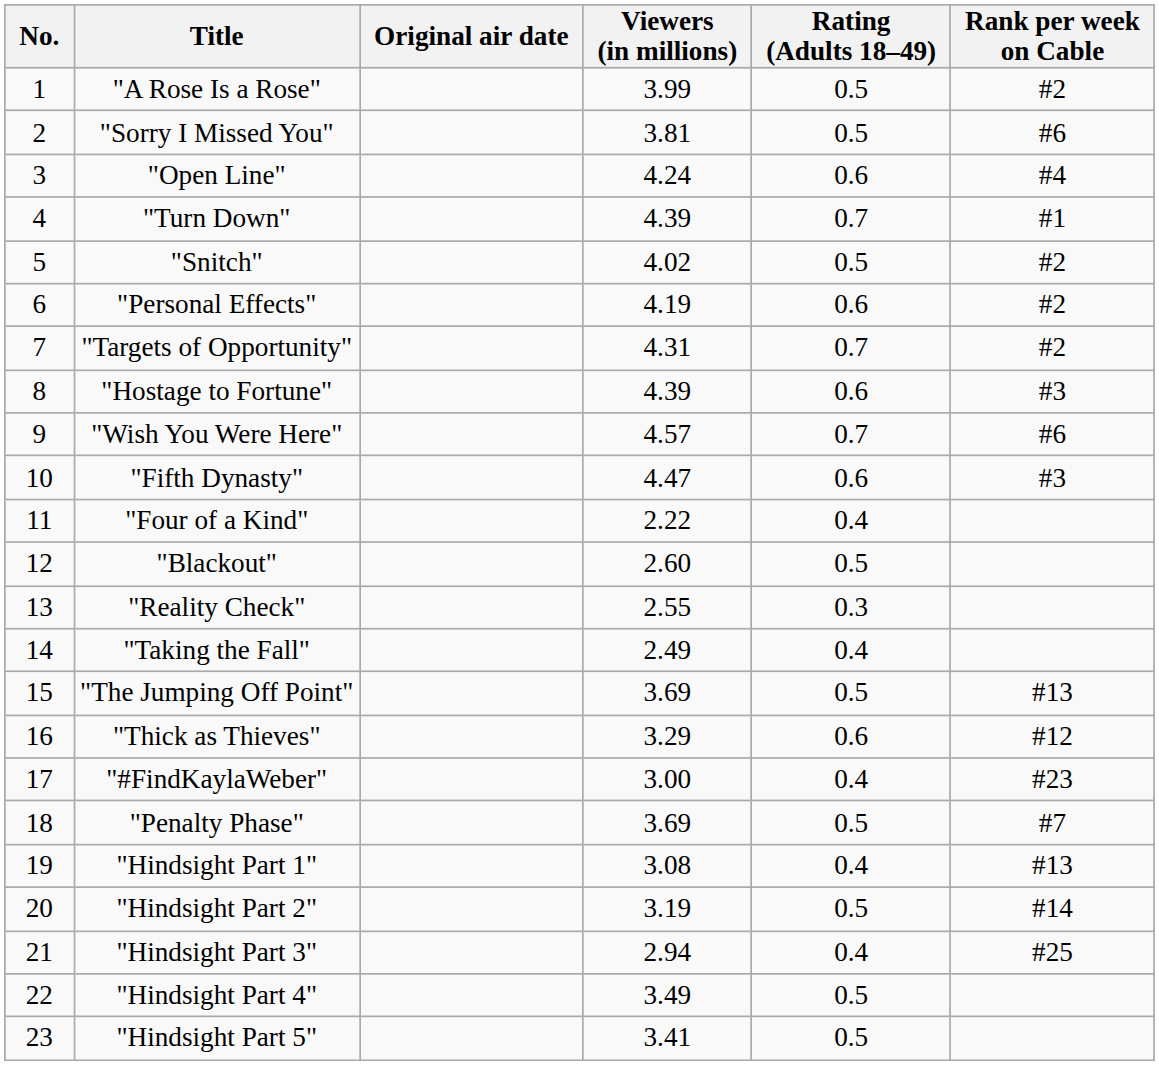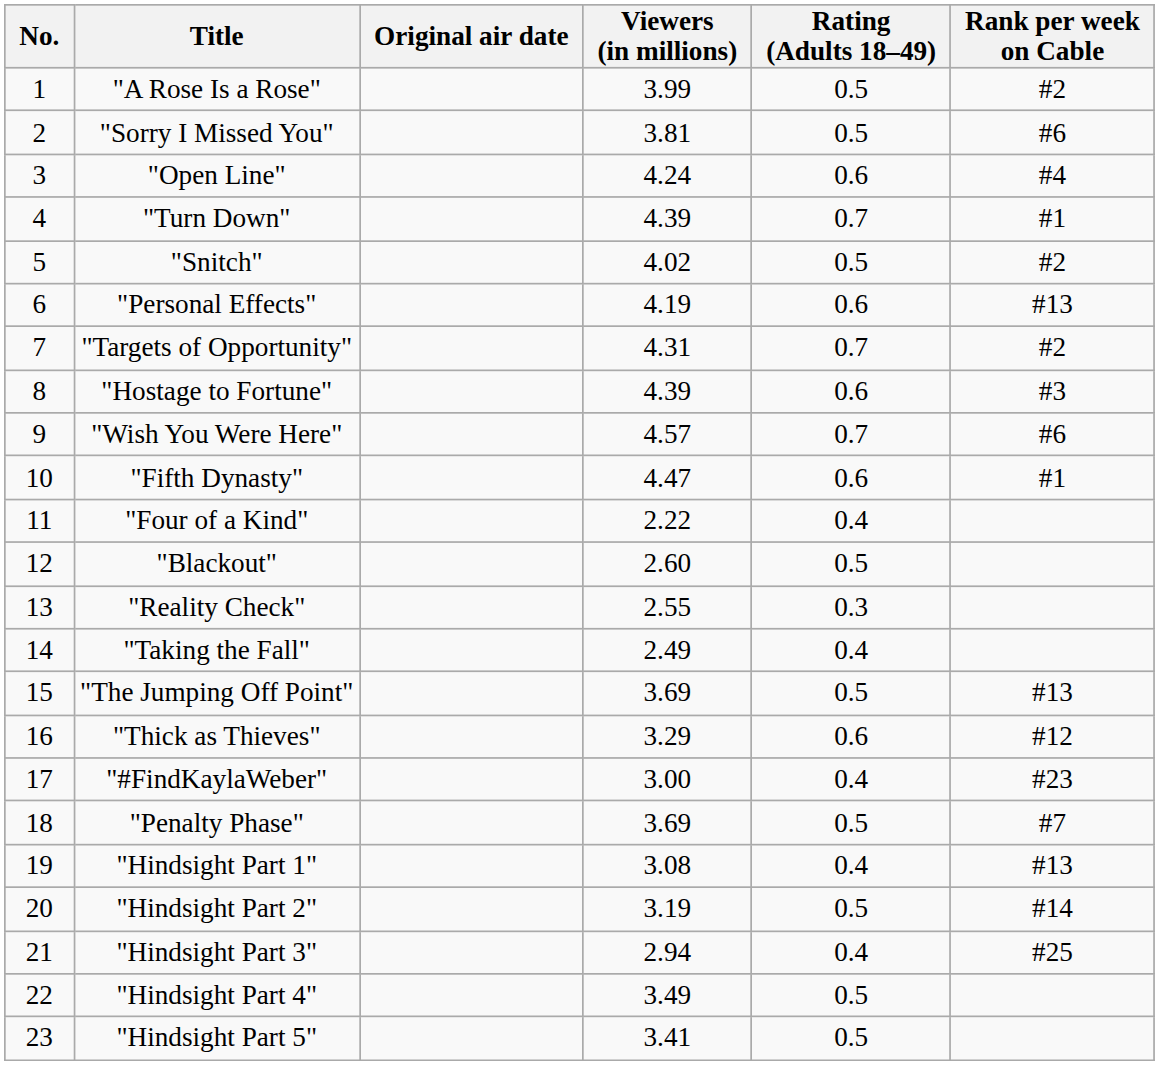(1052, 304) #2 -> (1052, 304) #13
(1052, 477) #3 -> (1052, 477) #1
